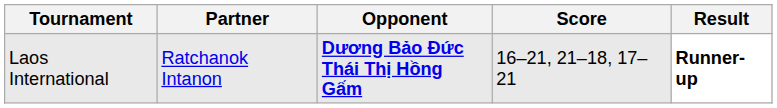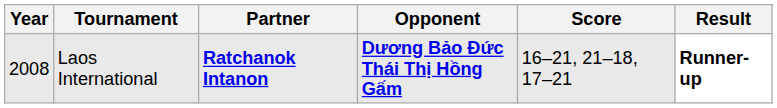+ column: (29, 19)
(205, 68) normal -> (249, 68) bold
